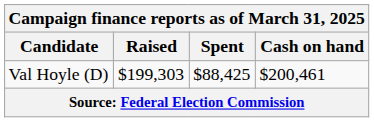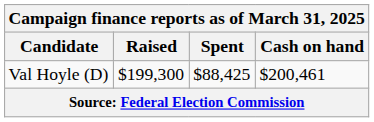(151, 74) $199,303 -> (151, 74) $199,300
